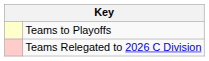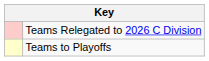rows swapped: (68, 30) <-> (113, 47)
